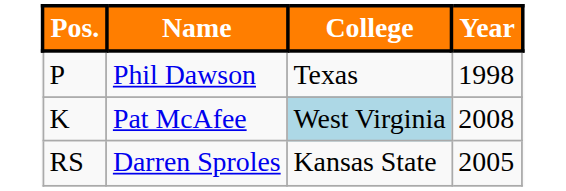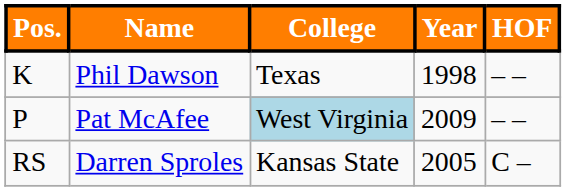+ column: (522, 28)
(57, 74) P -> (22, 74) K
(60, 118) K -> (20, 118) P
(486, 118) 2008 -> (449, 118) 2009
